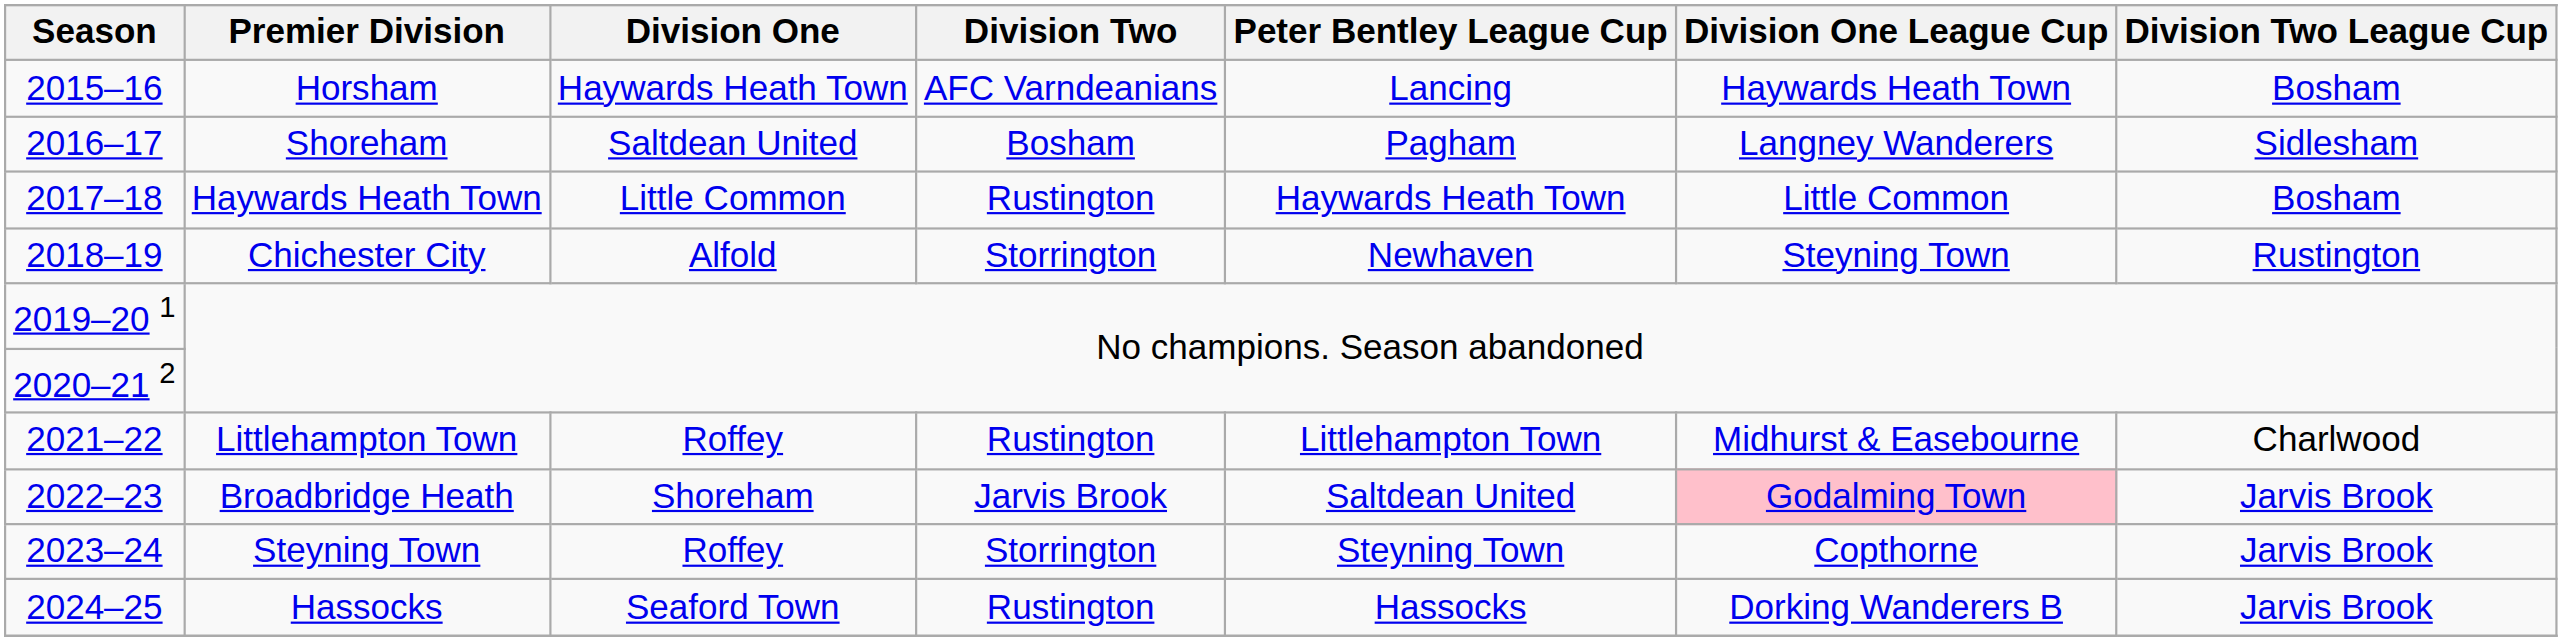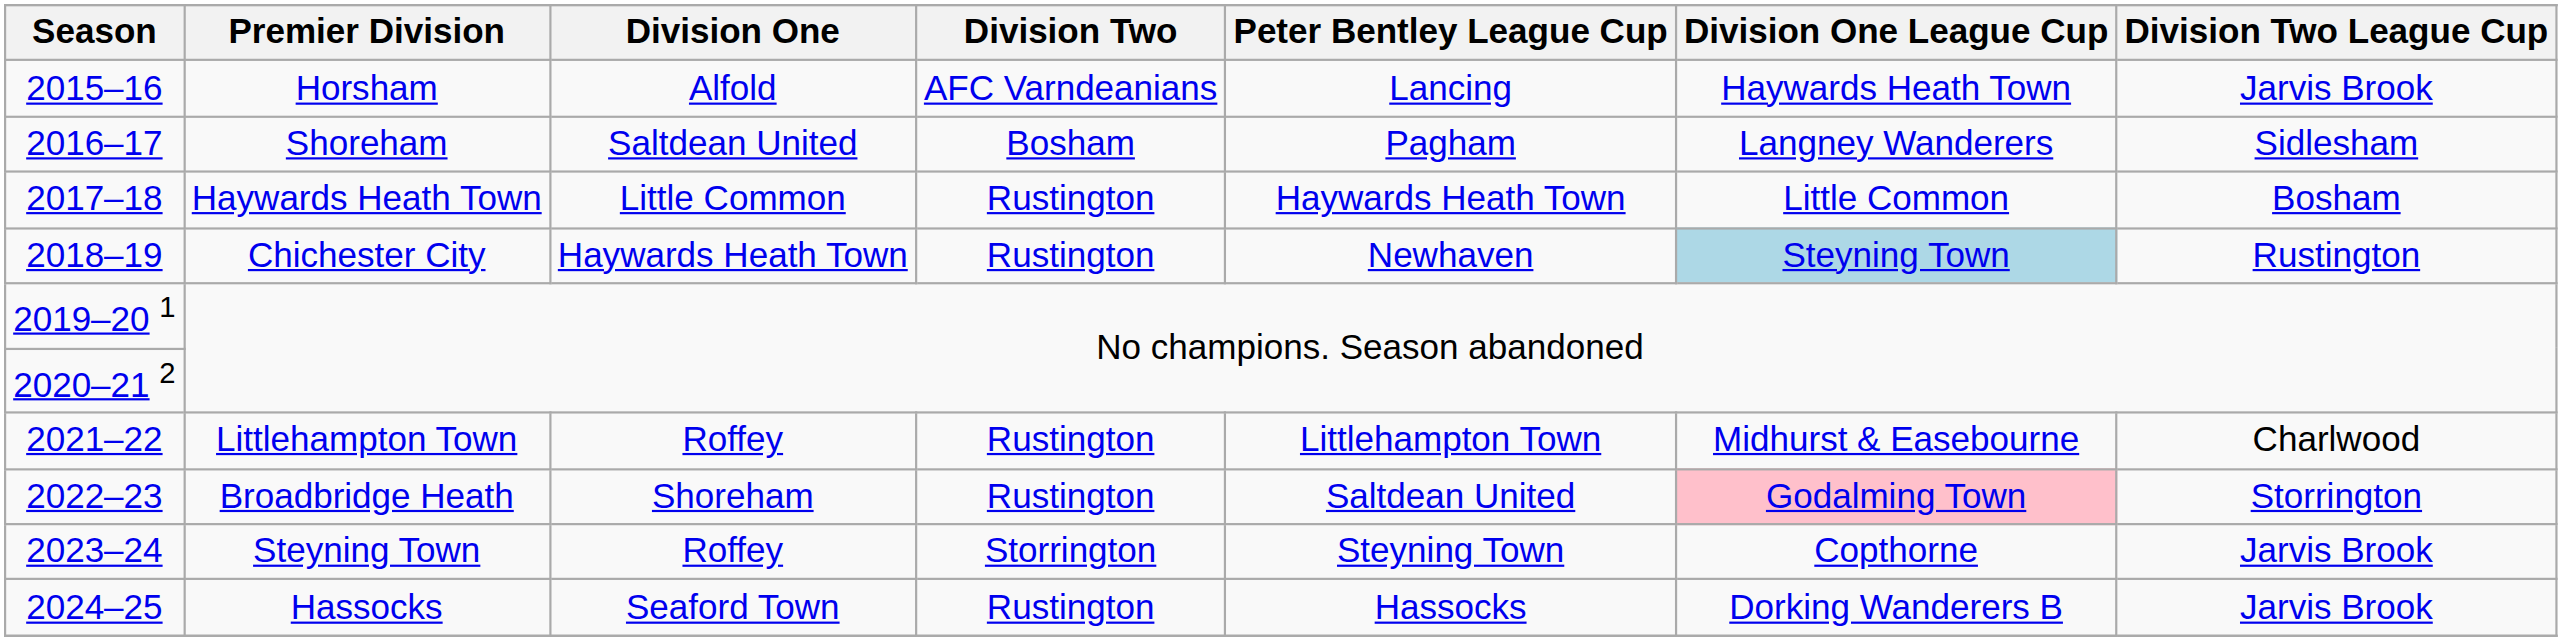(733, 87) Haywards Heath Town -> (733, 87) Alfold
(2336, 87) Bosham -> (2336, 87) Jarvis Brook
(733, 254) Alfold -> (733, 254) Haywards Heath Town
(1071, 254) Storrington -> (1071, 254) Rustington
(1896, 254) no background -> (1896, 254) lightblue background
(1071, 495) Jarvis Brook -> (1071, 495) Rustington
(2336, 495) Jarvis Brook -> (2336, 495) Storrington
